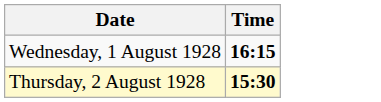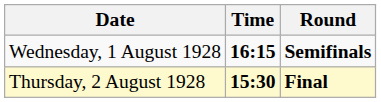+ column: (328, 19)
